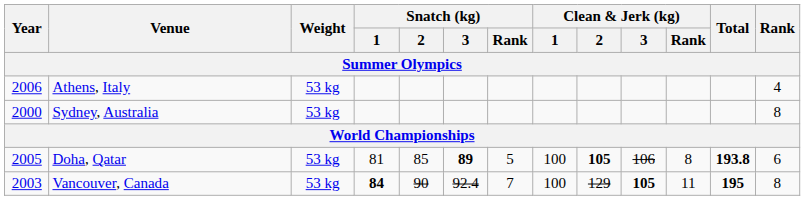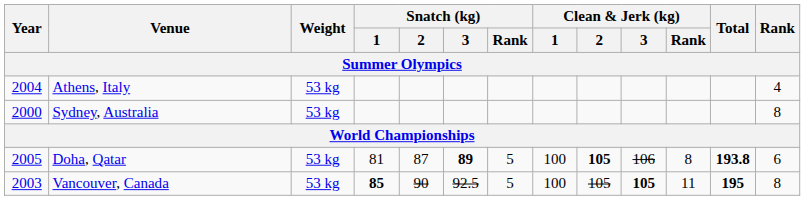(27, 87) 2006 -> (27, 87) 2004
(421, 159) 85 -> (421, 159) 87
(377, 183) 84 -> (377, 183) 85
(466, 183) 92.4 -> (466, 183) 92.5
(510, 183) 7 -> (510, 183) 5
(599, 183) 129 -> (599, 183) 105
